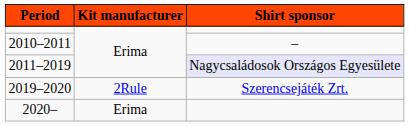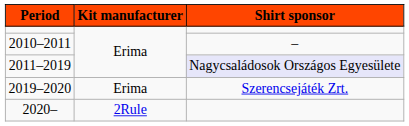(130, 88) 2Rule -> (130, 88) Erima
(130, 110) Erima -> (130, 110) 2Rule
